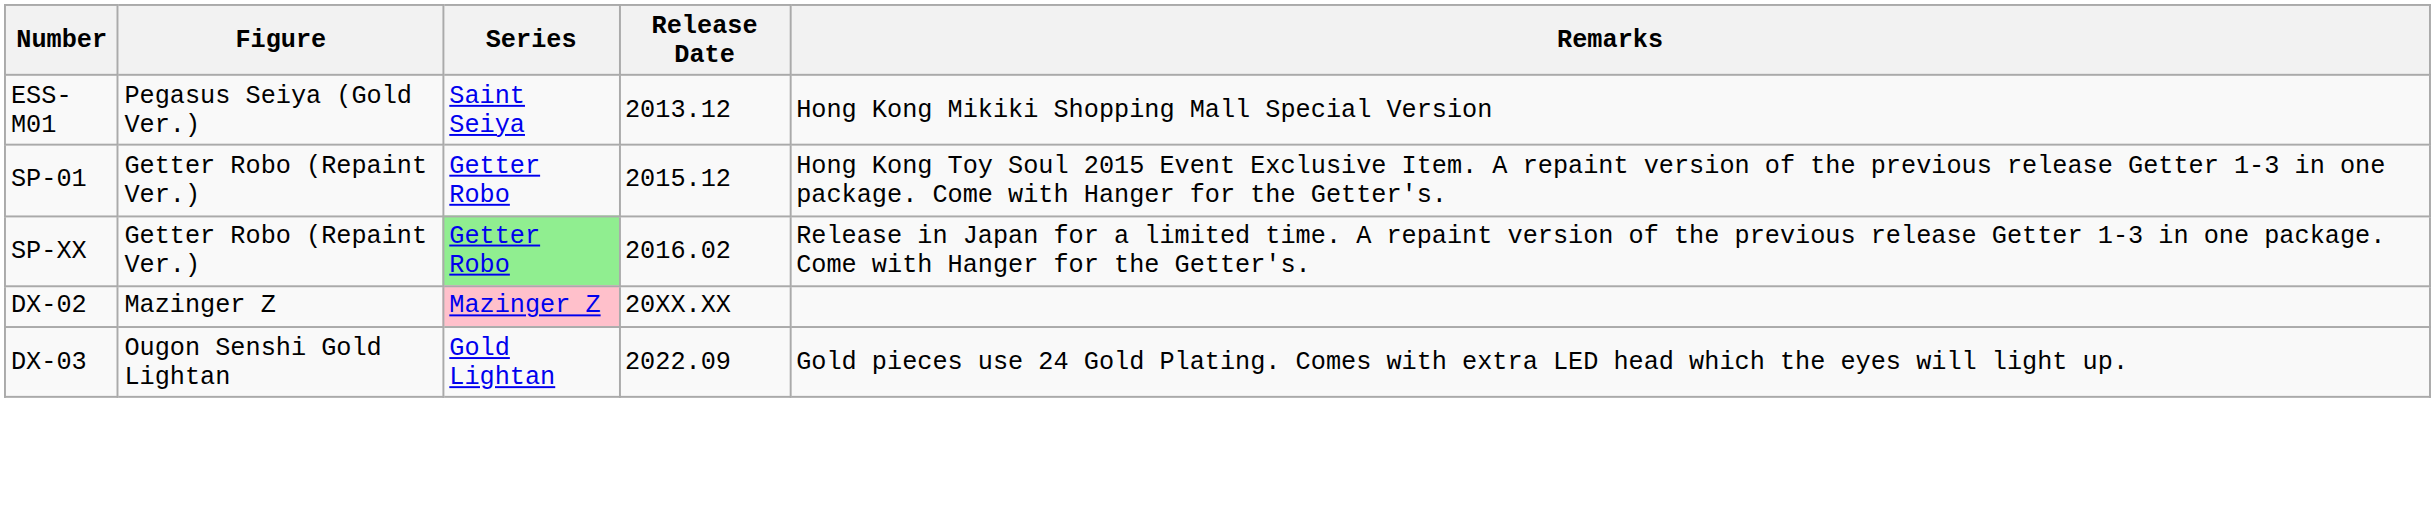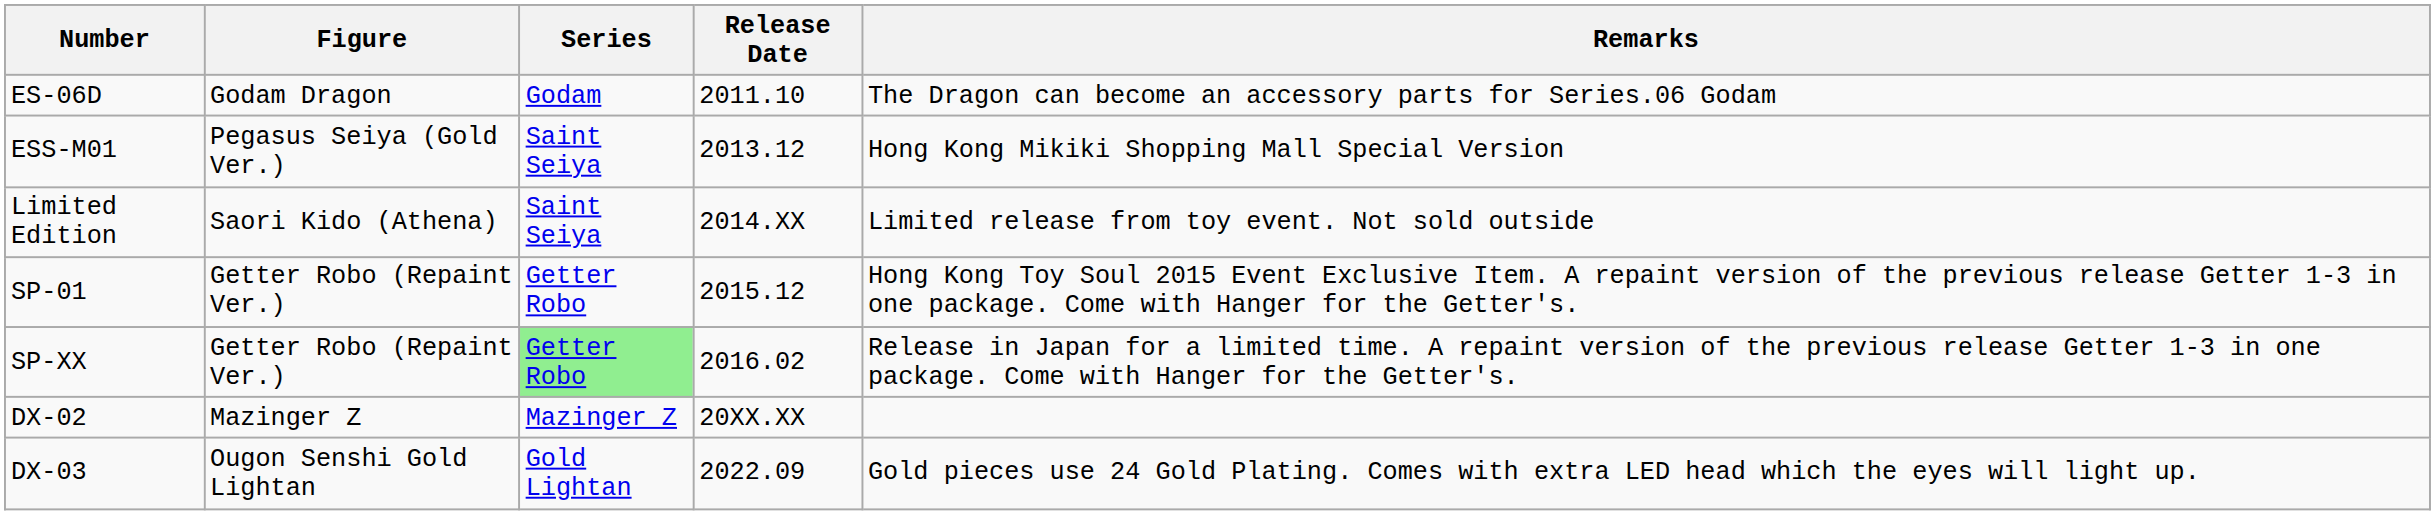+ row: (56, 96)
+ row: (64, 222)
(525, 306) pink background -> (601, 418) no background
